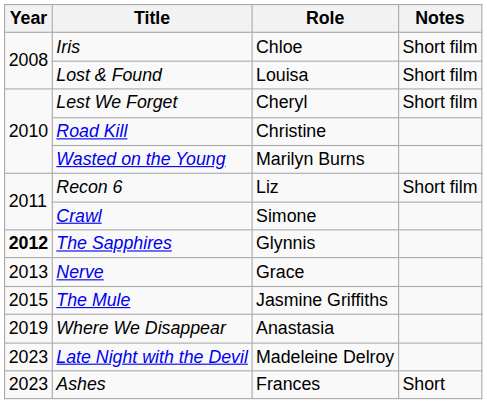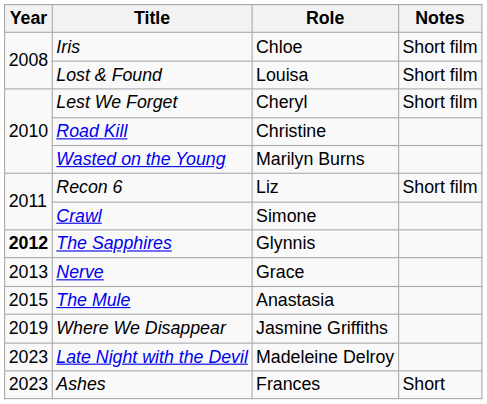(322, 300) Jasmine Griffiths -> (295, 300) Anastasia
(295, 328) Anastasia -> (322, 328) Jasmine Griffiths
